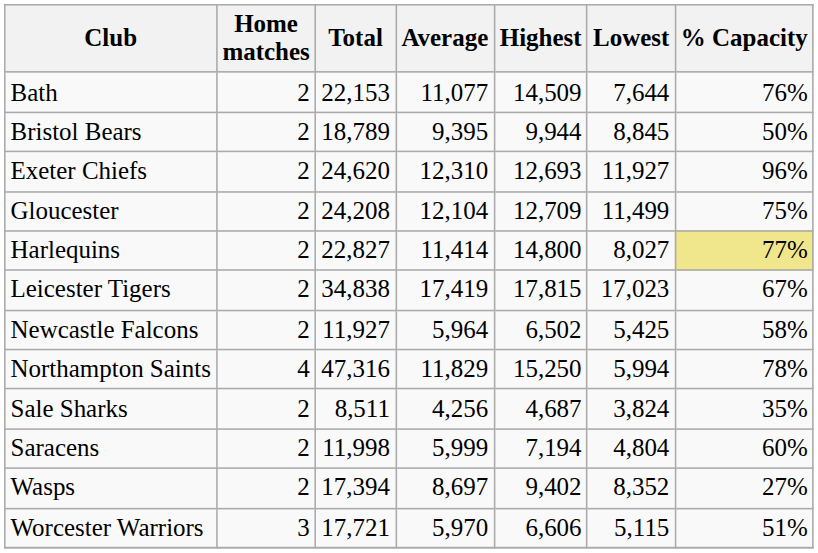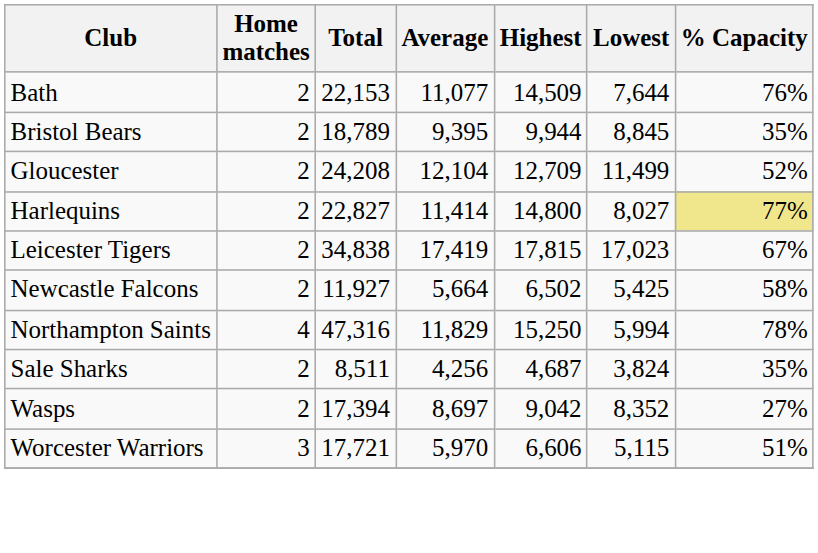(785, 131) 50% -> (785, 131) 35%
- row: (79, 171)
(785, 210) 75% -> (785, 171) 52%
(460, 329) 5,964 -> (460, 289) 5,664
- row: (55, 448)
(553, 487) 9,402 -> (553, 408) 9,042
